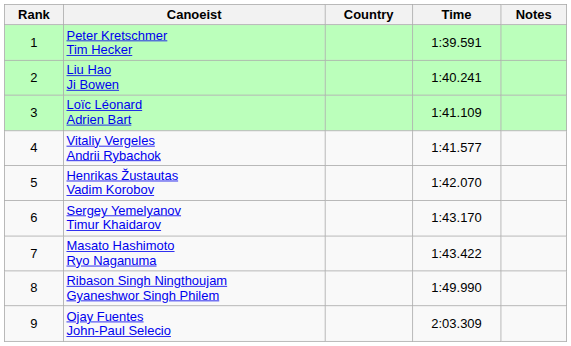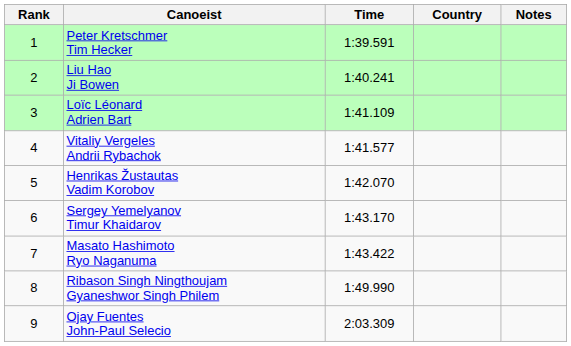columns swapped: (369, 14) <-> (457, 14)
